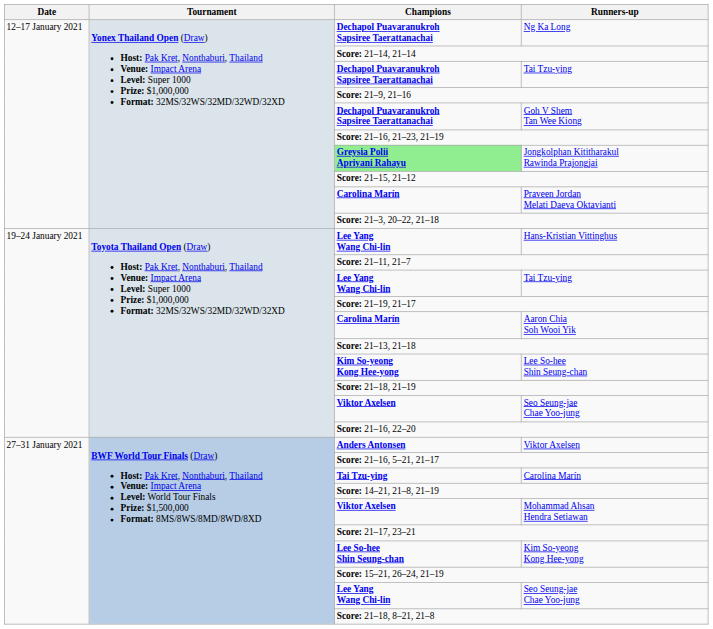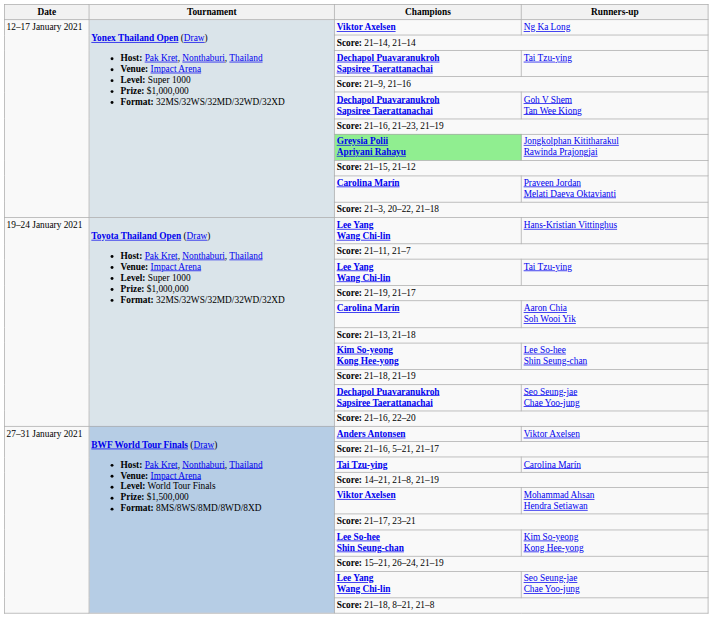(388, 32) Dechapol Puavaranukroh Sapsiree Taerattanachai -> (366, 27) Viktor Axelsen
(366, 403) Viktor Axelsen -> (388, 397) Dechapol Puavaranukroh Sapsiree Taerattanachai
